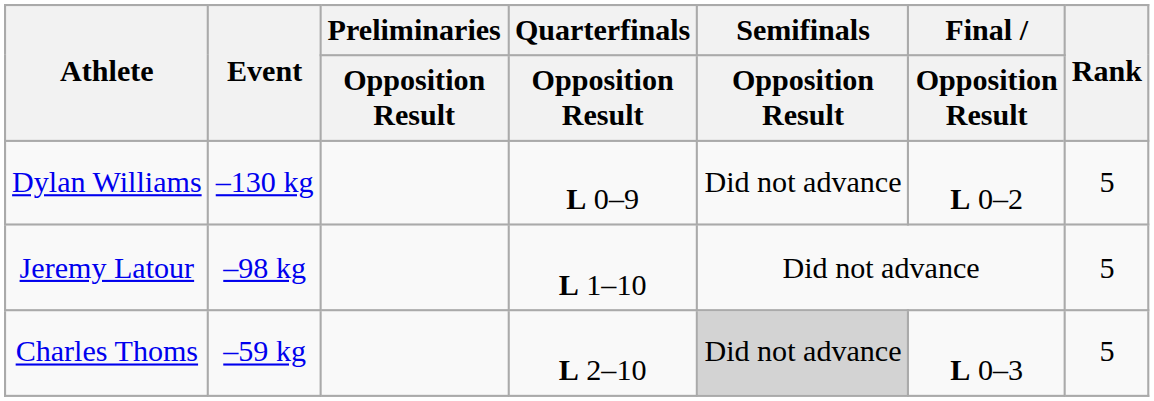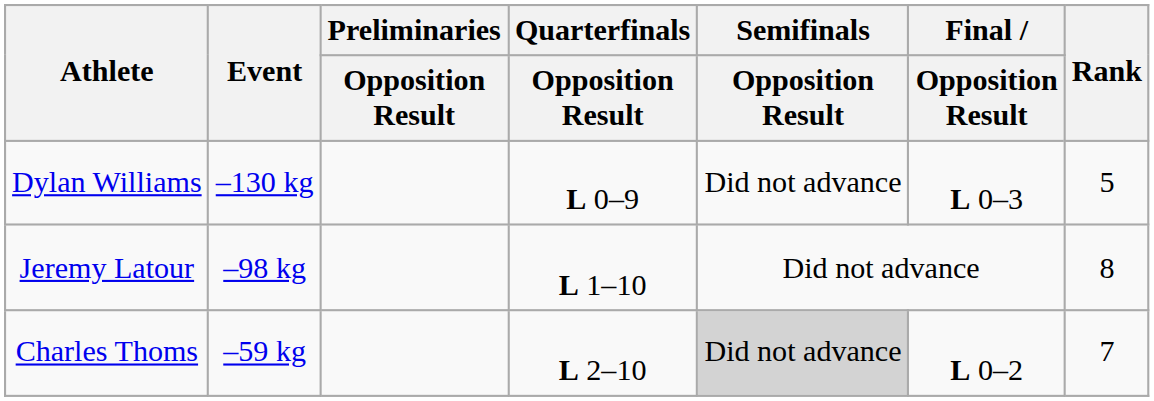(987, 200) L 0–2 -> (987, 200) L 0–3
(1107, 267) 5 -> (1107, 267) 8
(987, 370) L 0–3 -> (987, 370) L 0–2
(1107, 352) 5 -> (1107, 352) 7
